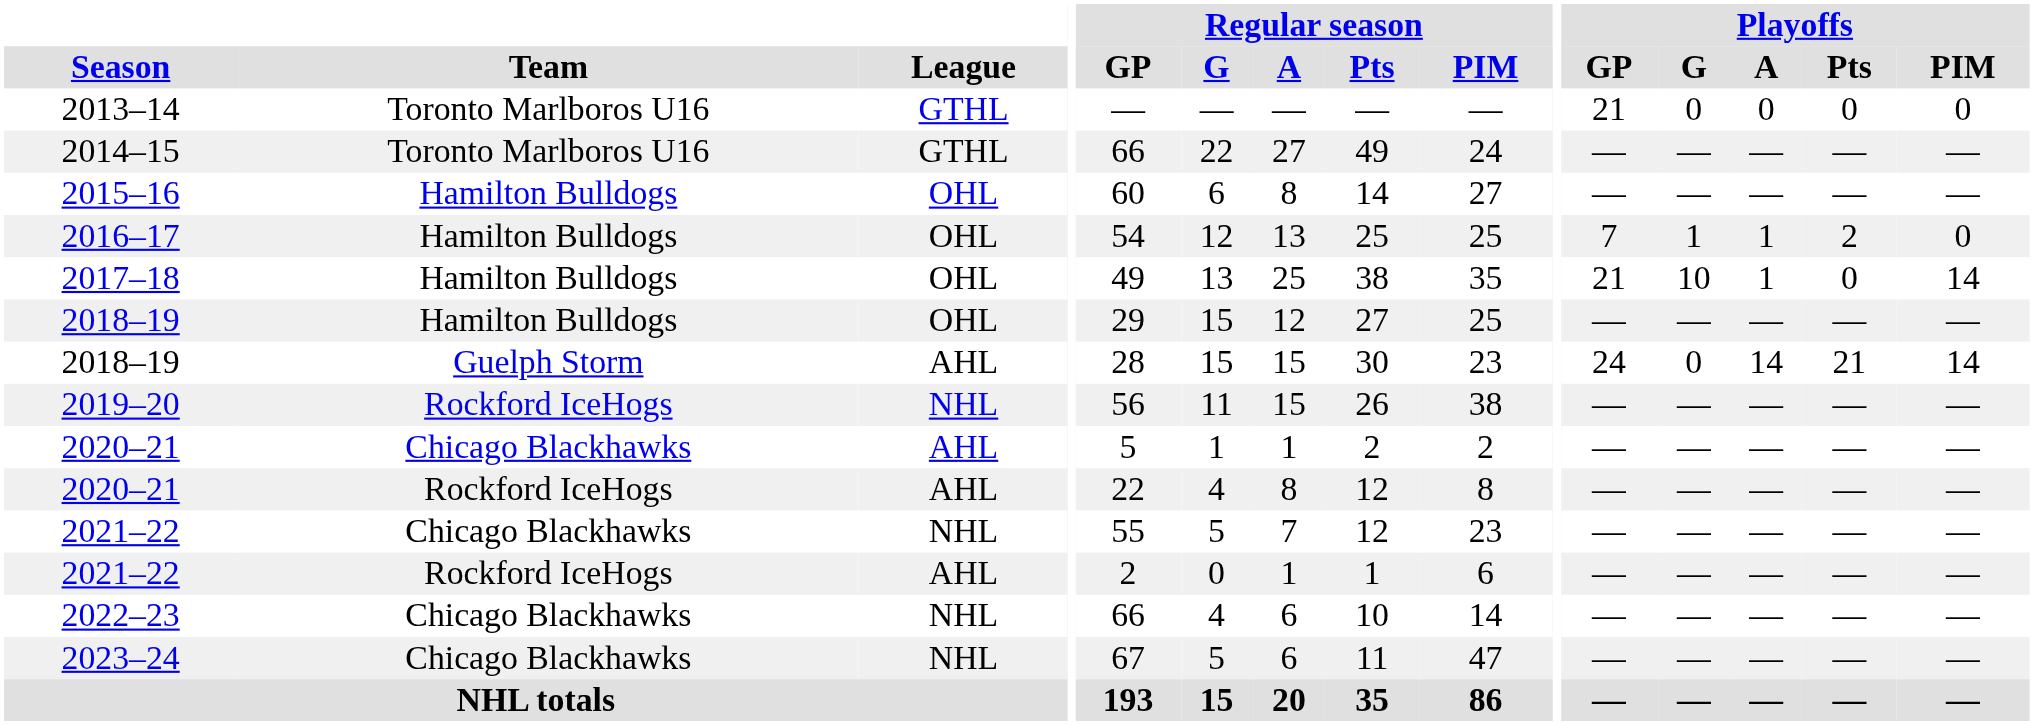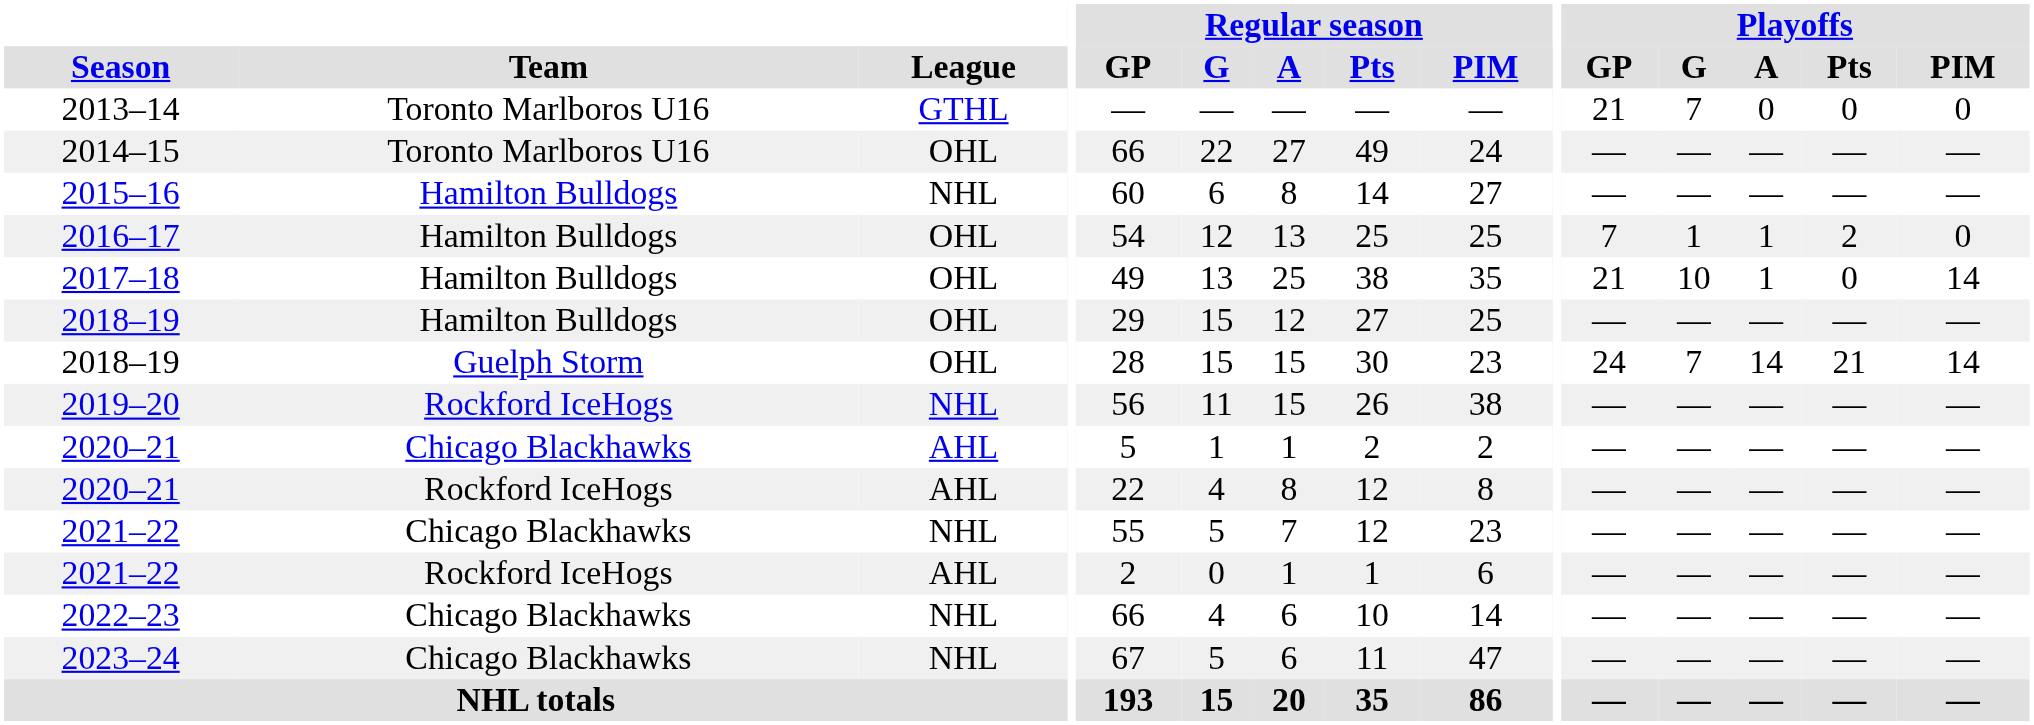(1694, 108) 0 -> (1694, 108) 7
(964, 151) GTHL -> (964, 151) OHL
(964, 193) OHL -> (964, 193) NHL
(964, 362) AHL -> (964, 362) OHL
(1694, 362) 0 -> (1694, 362) 7
